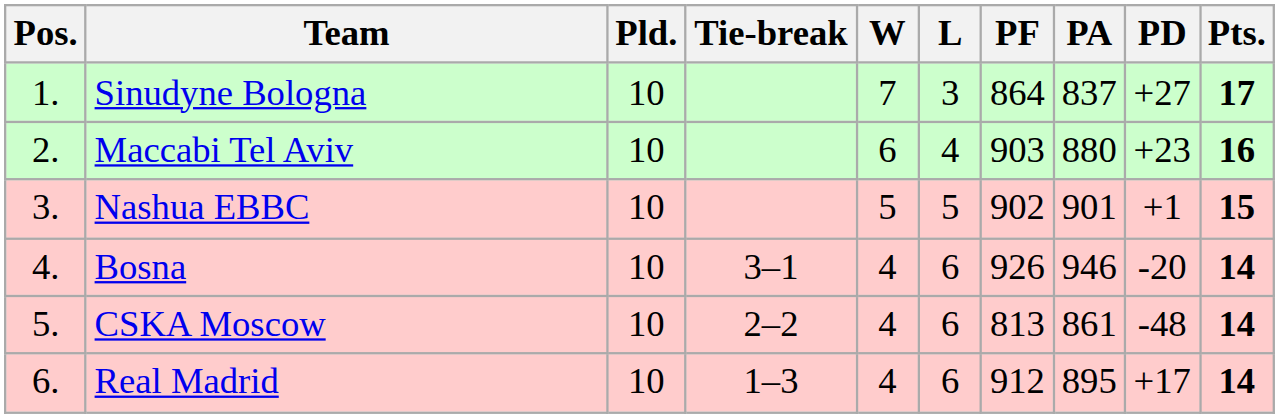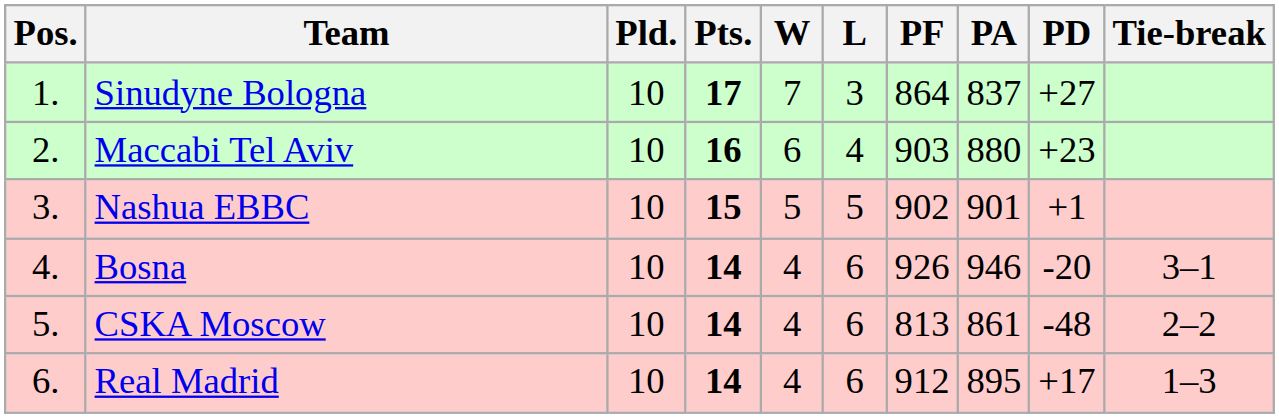columns swapped: (1237, 33) <-> (771, 33)
